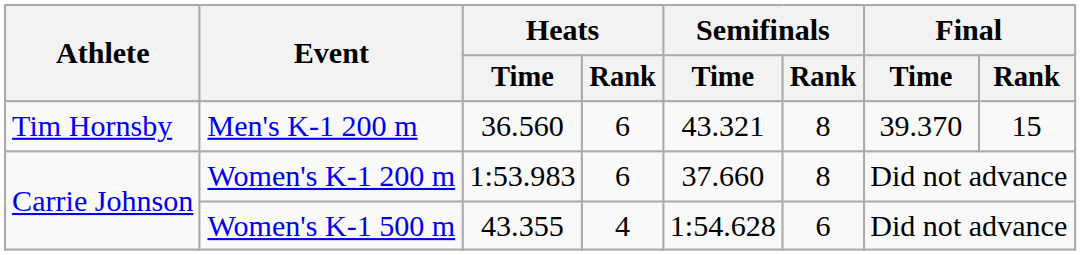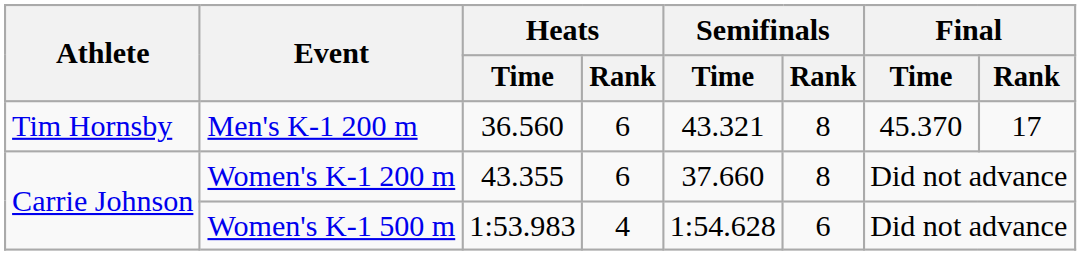(921, 126) 39.370 -> (921, 126) 45.370
(1026, 126) 15 -> (1026, 126) 17
(522, 175) 1:53.983 -> (522, 175) 43.355
(522, 225) 43.355 -> (522, 225) 1:53.983
